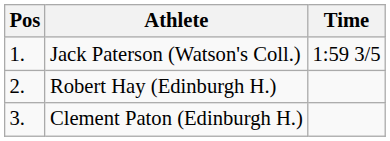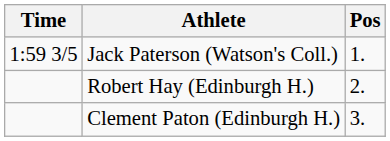columns swapped: (25, 20) <-> (347, 20)
